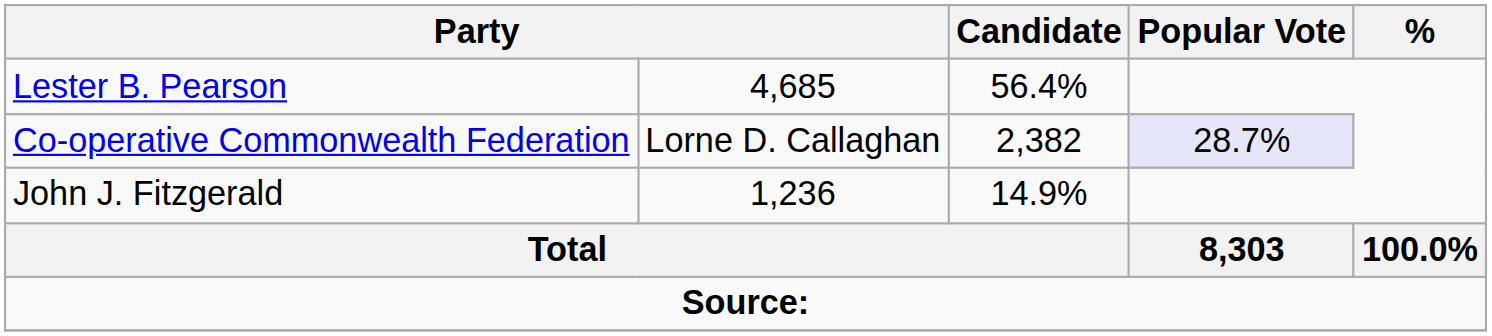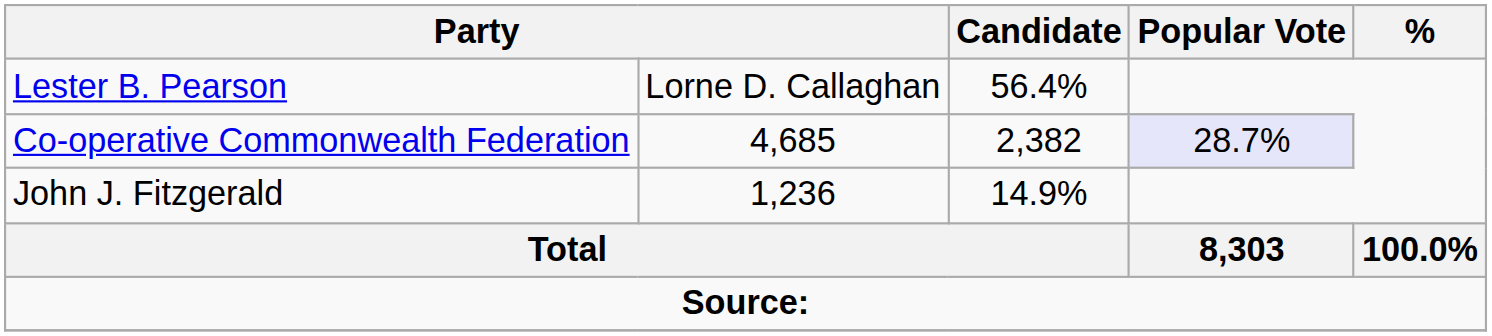(793, 85) 4,685 -> (793, 85) Lorne D. Callaghan
(793, 140) Lorne D. Callaghan -> (793, 140) 4,685
